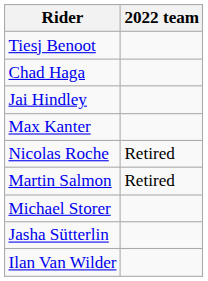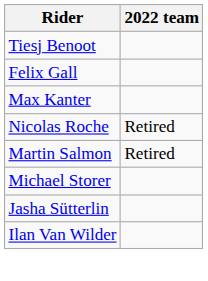+ row: (43, 72)
- row: (47, 72)
- row: (48, 99)
